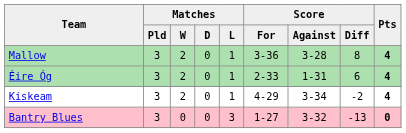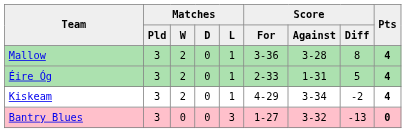(357, 76) 6 -> (357, 76) 5
